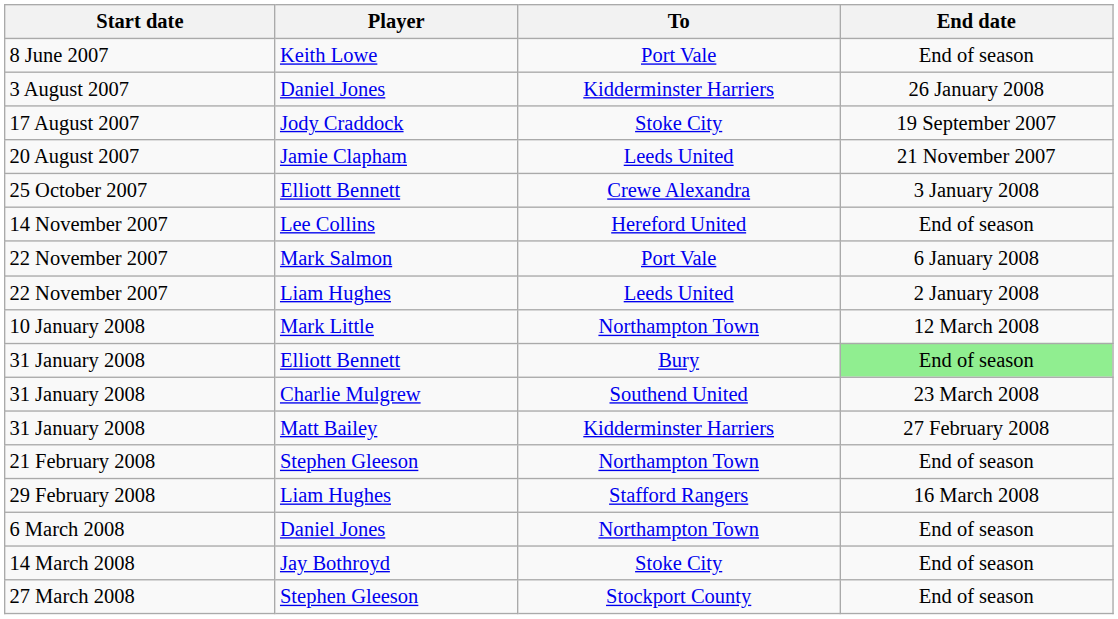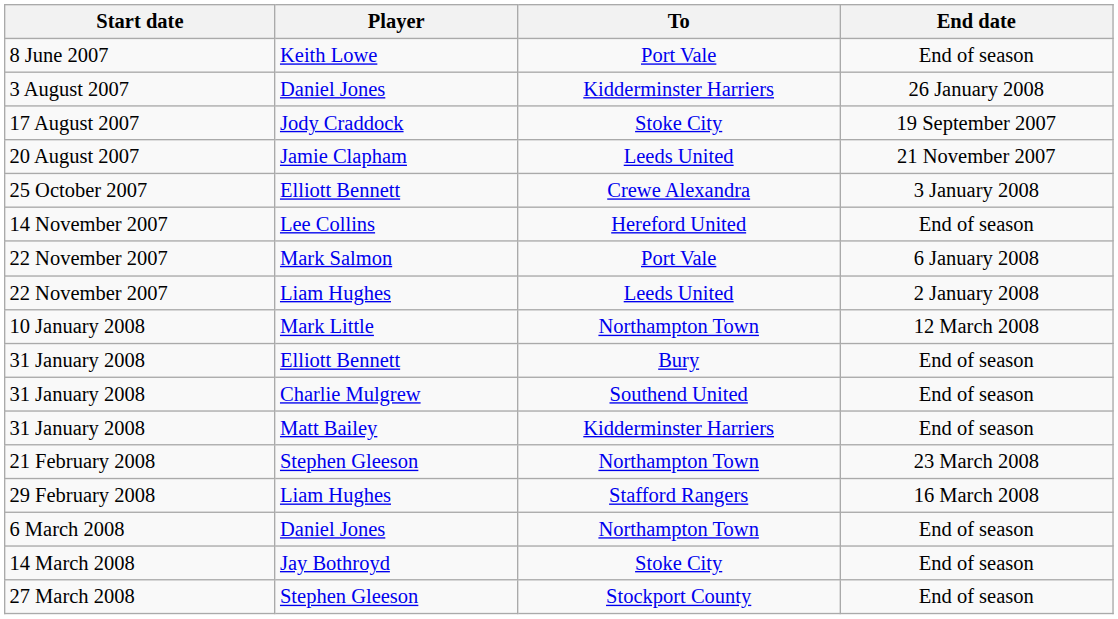(976, 359) lightgreen background -> (976, 359) no background
(976, 393) 23 March 2008 -> (976, 393) End of season
(976, 427) 27 February 2008 -> (976, 427) End of season
(976, 461) End of season -> (976, 461) 23 March 2008
